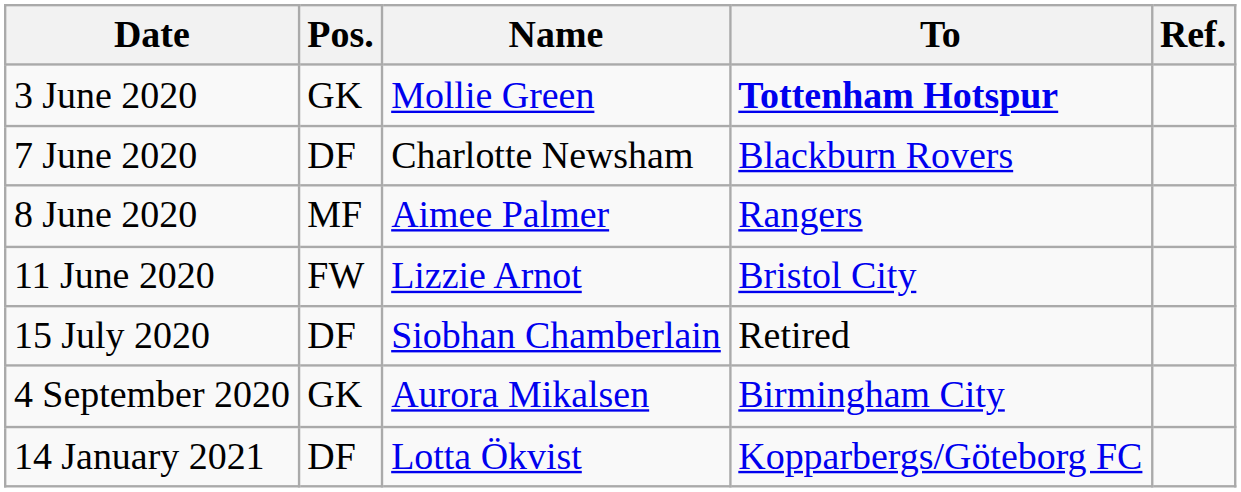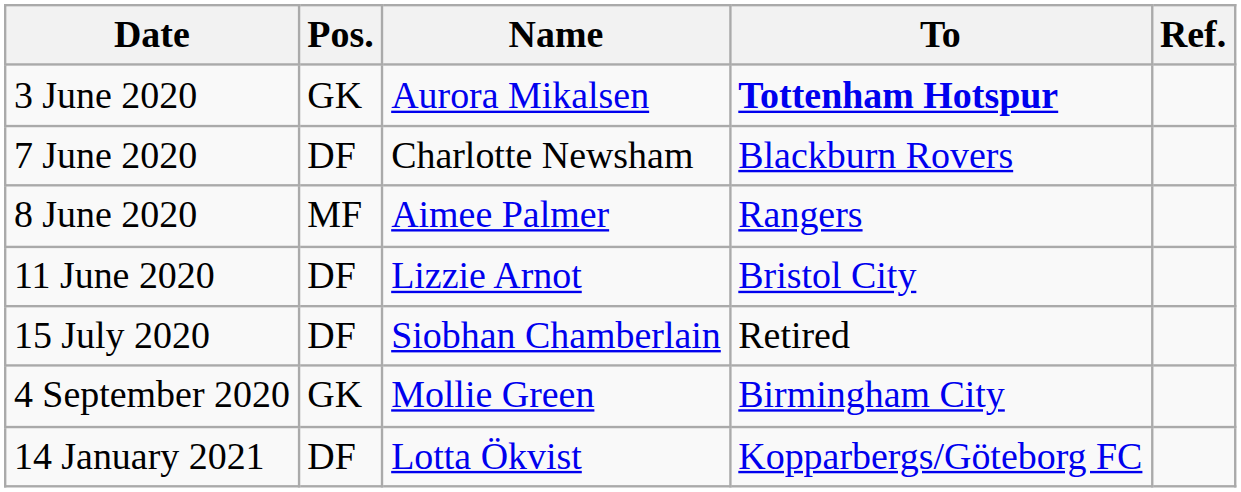(493, 94) Mollie Green -> (520, 94) Aurora Mikalsen
(336, 275) FW -> (332, 275) DF
(520, 395) Aurora Mikalsen -> (493, 395) Mollie Green
